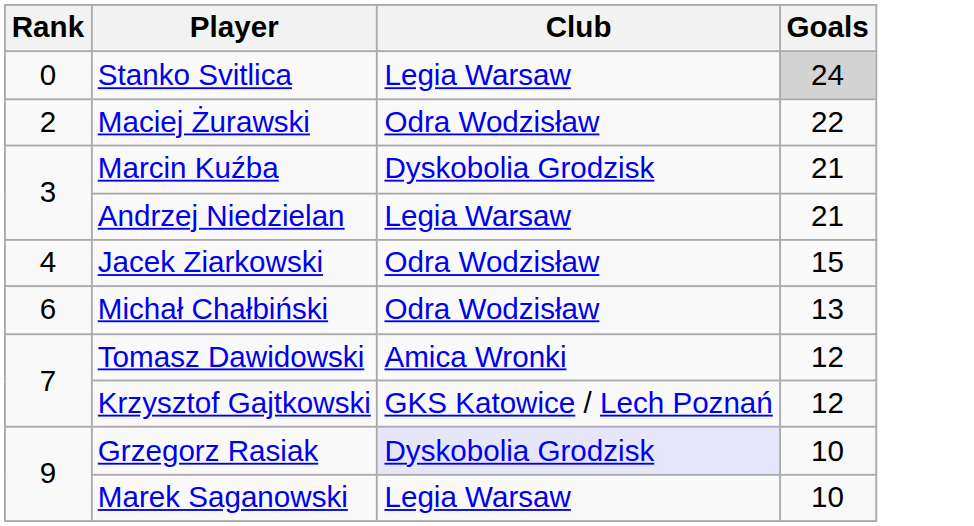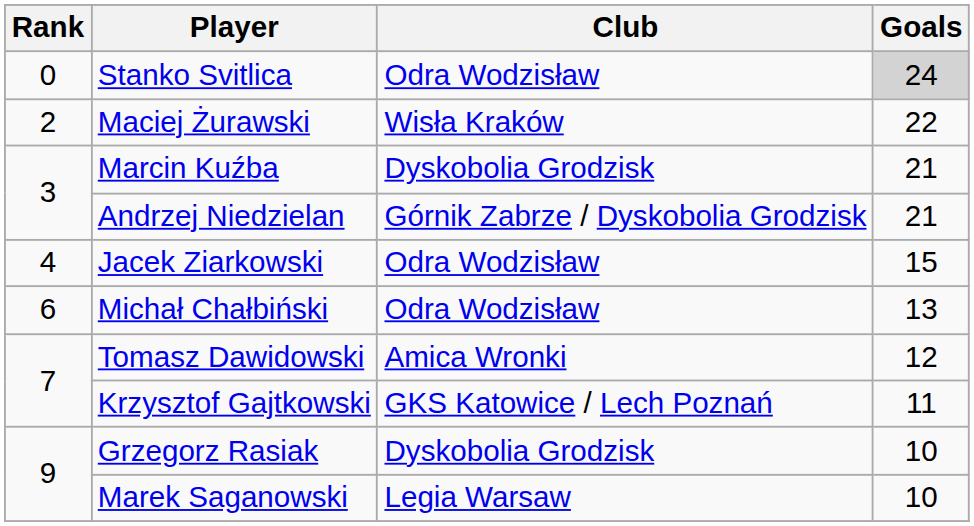(478, 74) Legia Warsaw -> (492, 74) Odra Wodzisław
(492, 121) Odra Wodzisław -> (474, 121) Wisła Kraków
(478, 215) Legia Warsaw -> (625, 215) Górnik Zabrze / Dyskobolia Grodzisk
(828, 403) 12 -> (921, 403) 11
(519, 450) lavender background -> (519, 450) no background
